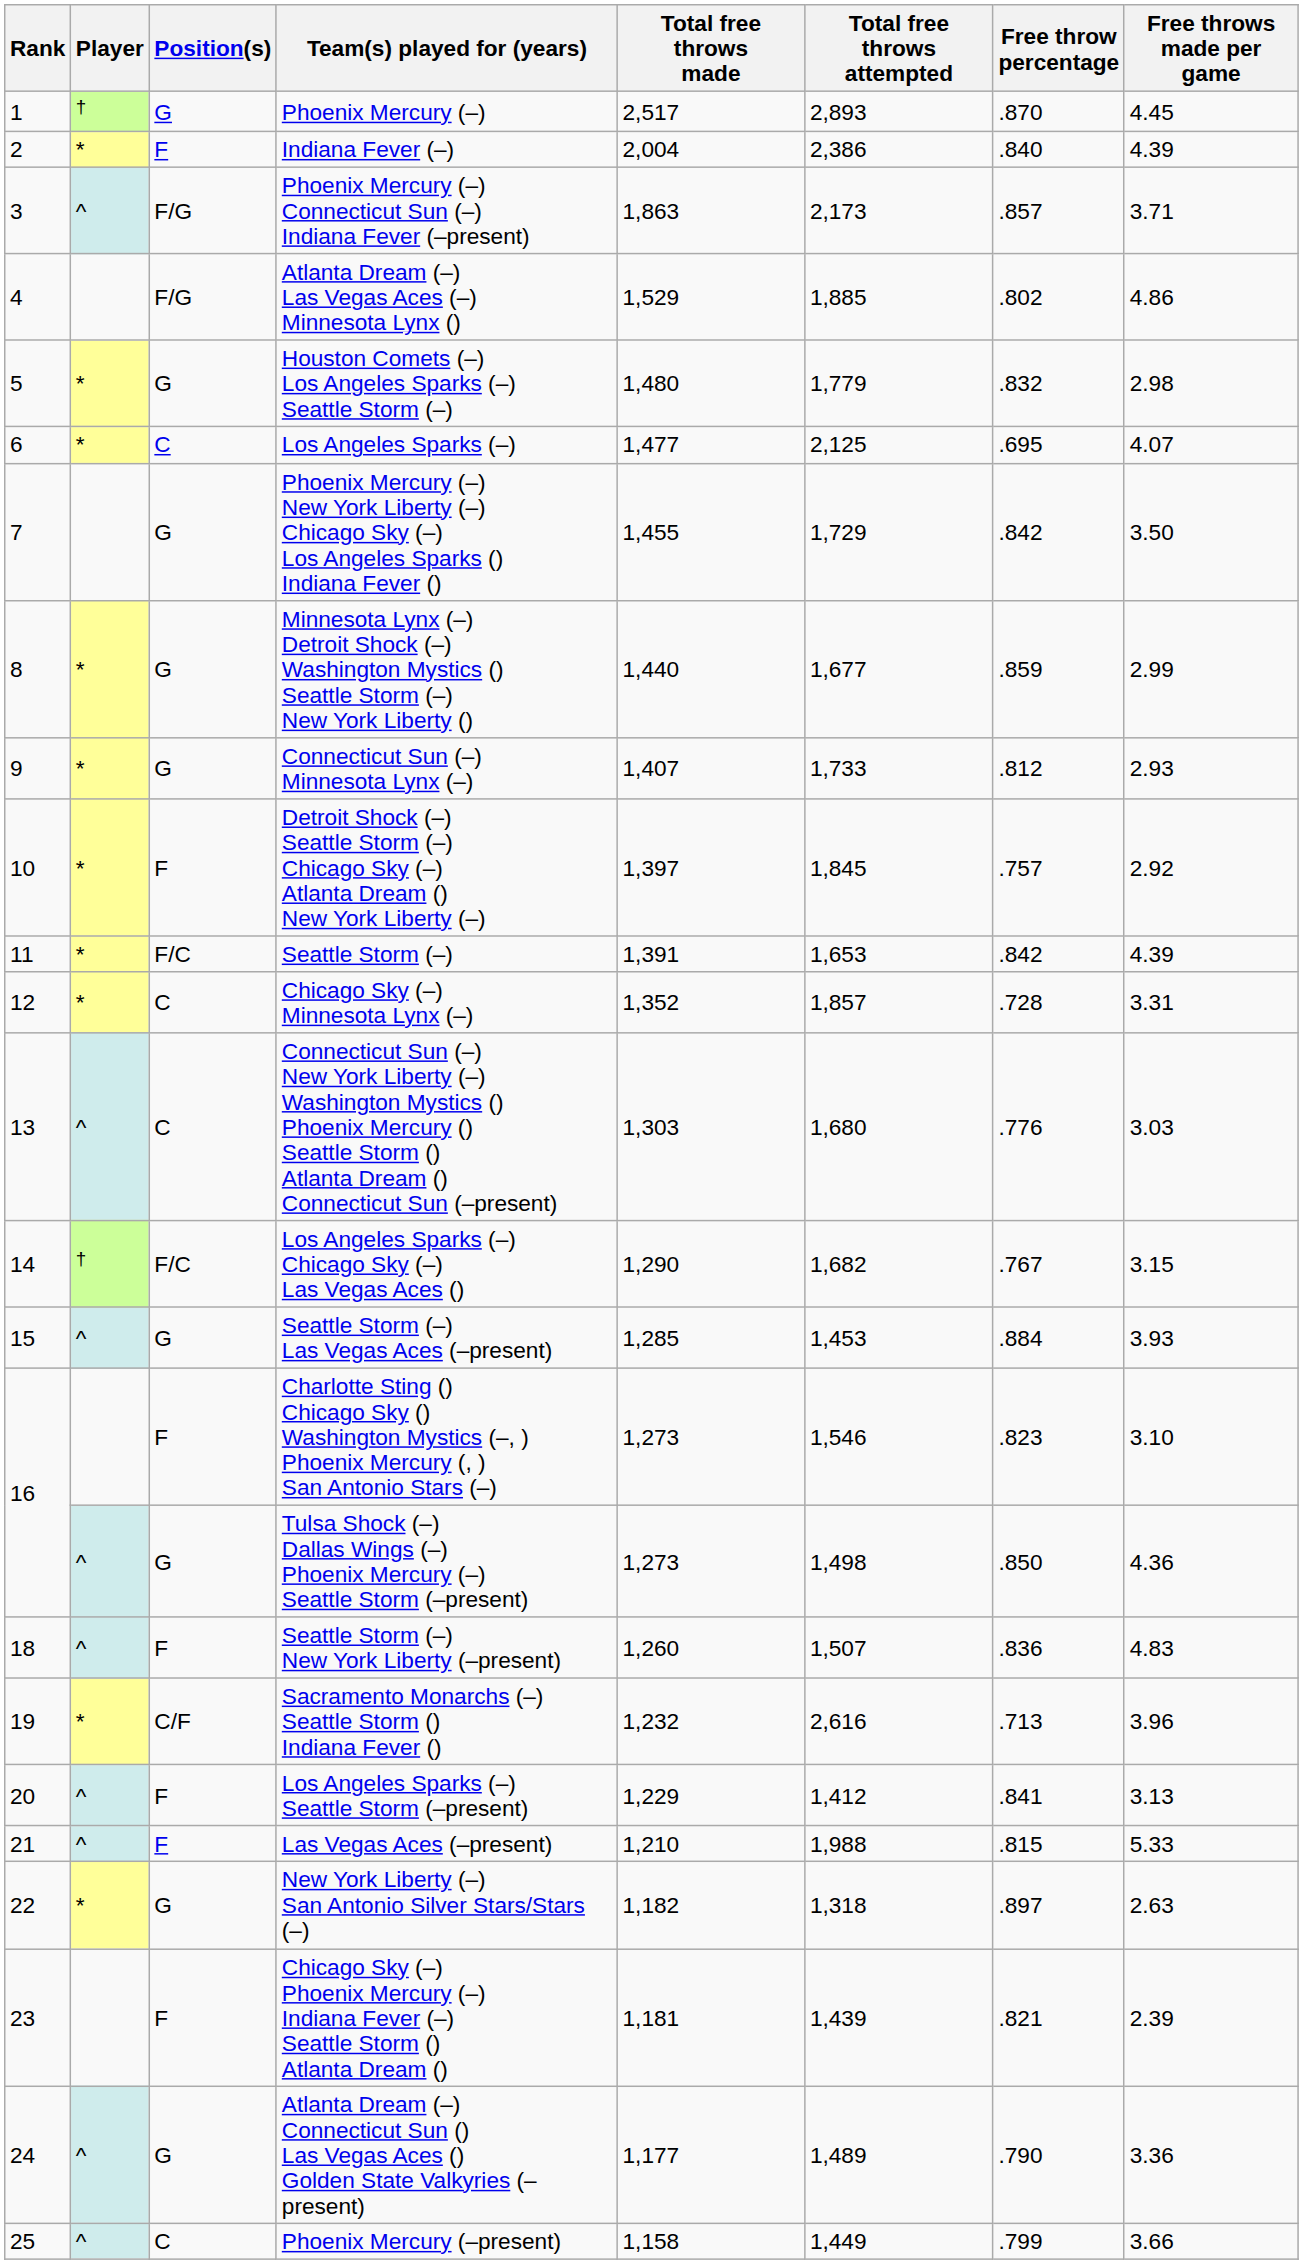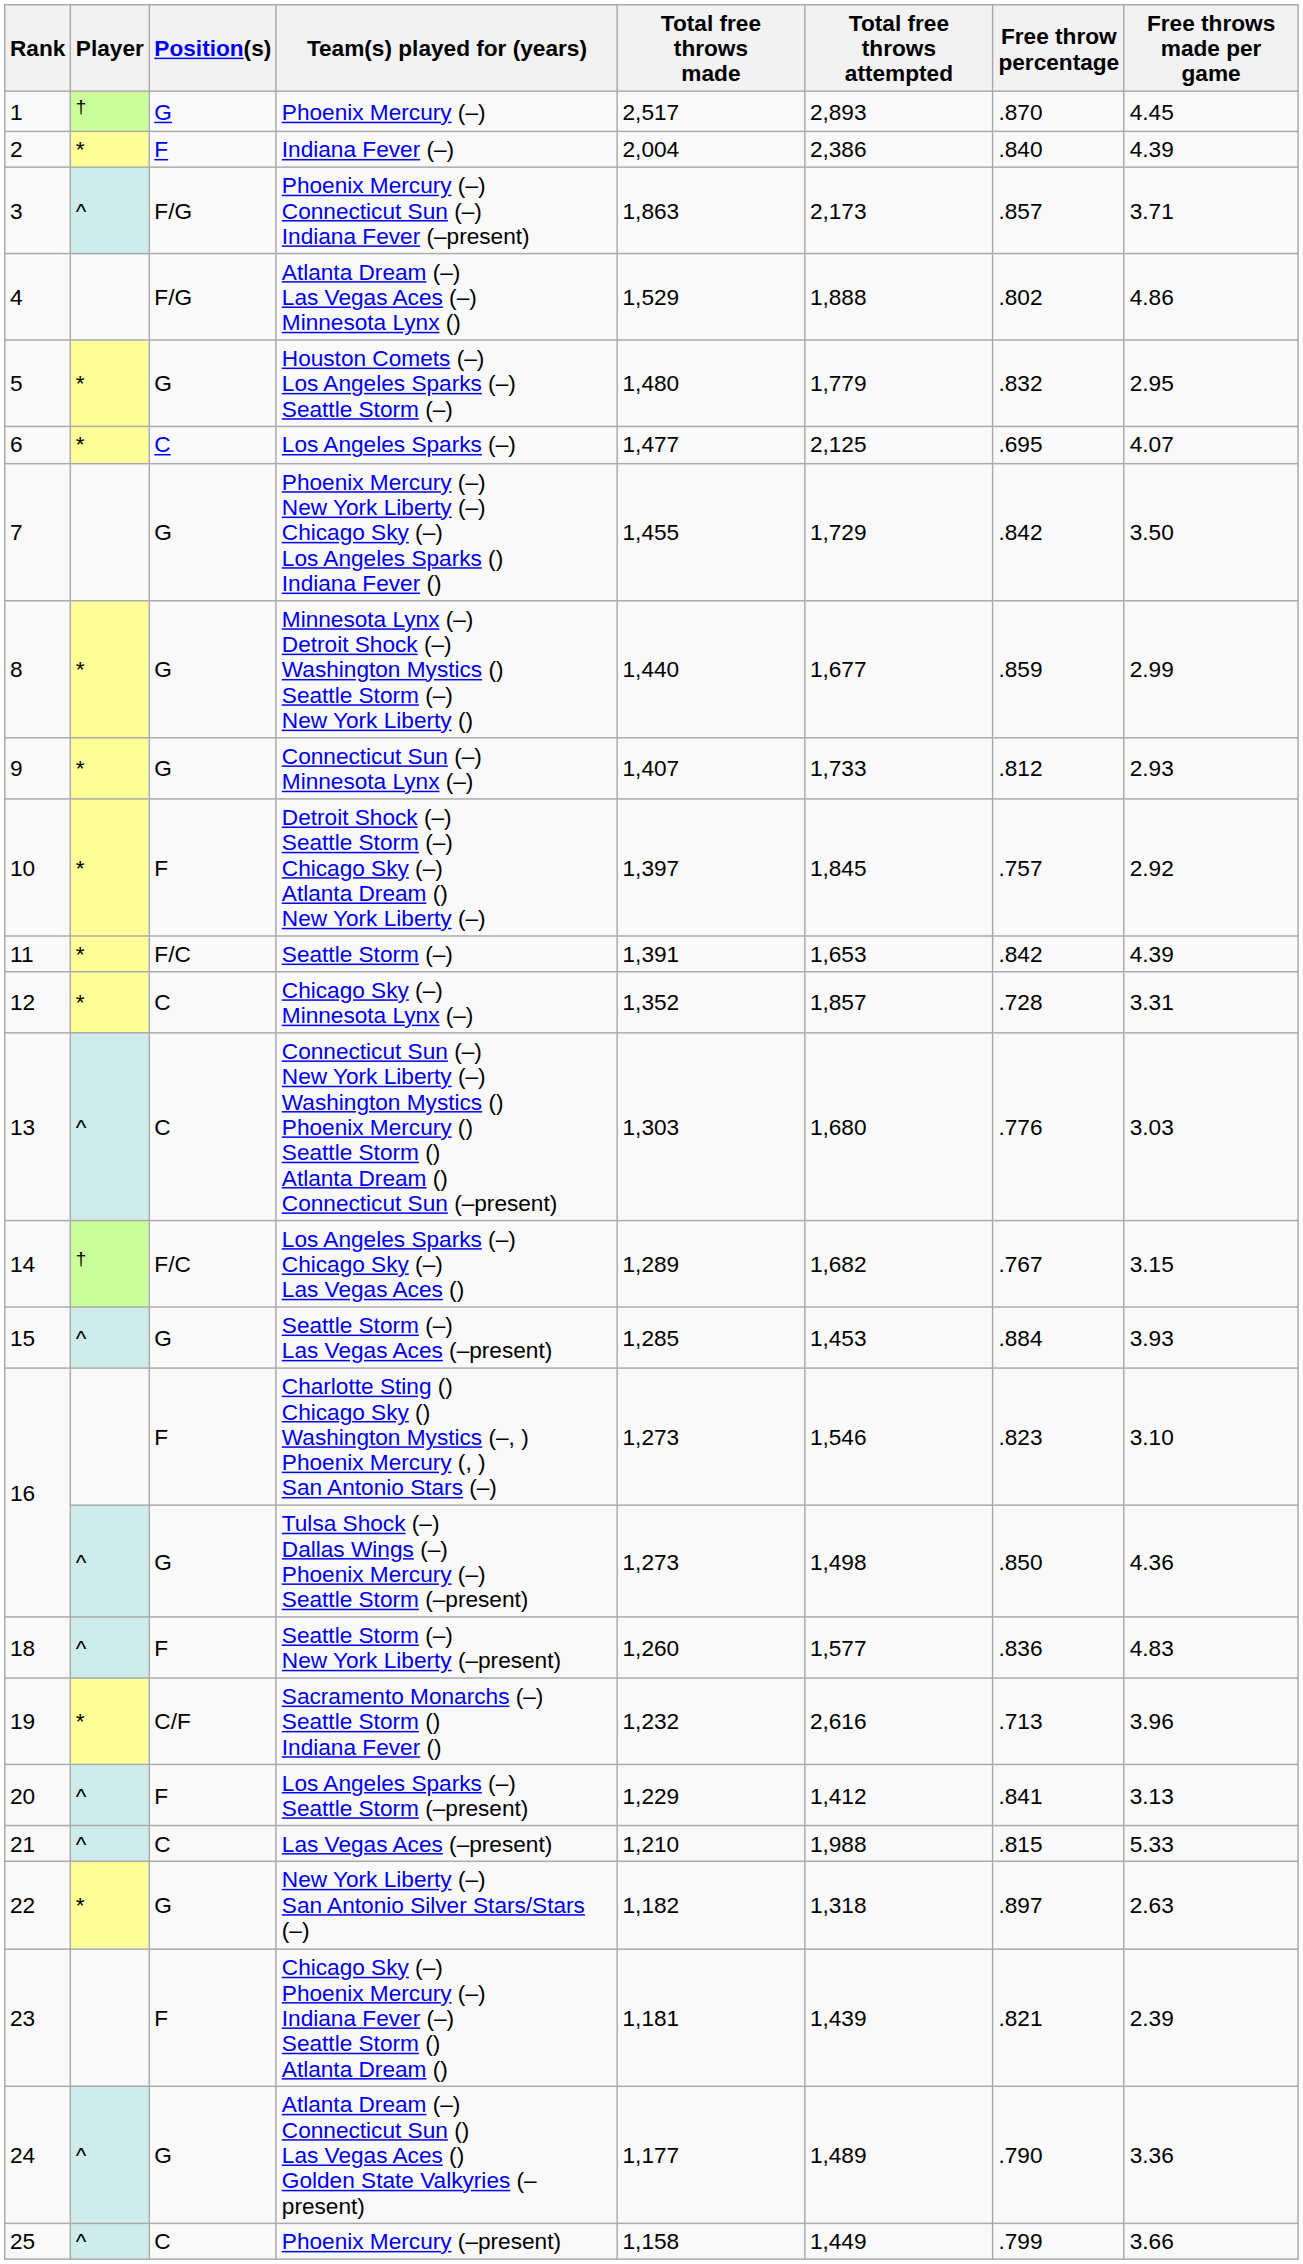(838, 297) 1,885 -> (838, 297) 1,888
(1152, 384) 2.98 -> (1152, 384) 2.95
(651, 1264) 1,290 -> (651, 1264) 1,289
(838, 1648) 1,507 -> (838, 1648) 1,577
(161, 1844) F -> (163, 1844) C
